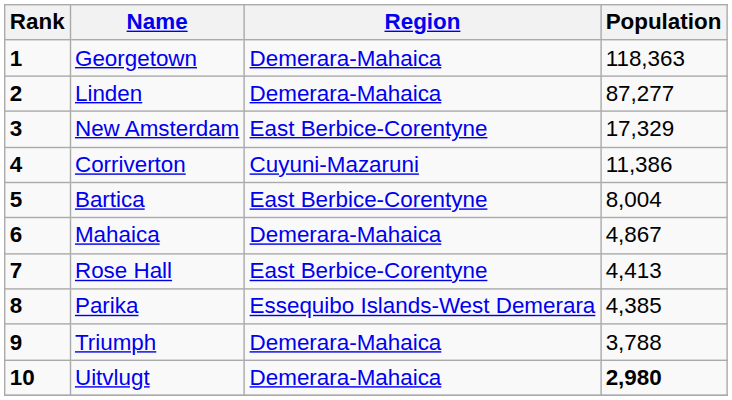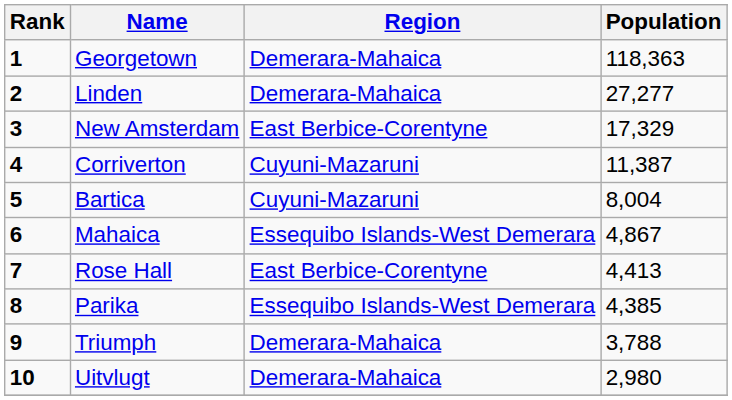(640, 93) 87,277 -> (640, 93) 27,277
(639, 164) 11,386 -> (639, 164) 11,387
(369, 199) East Berbice-Corentyne -> (334, 199) Cuyuni-Mazaruni
(345, 235) Demerara-Mahaica -> (422, 235) Essequibo Islands-West Demerara
(634, 377) bold -> (634, 377) normal
